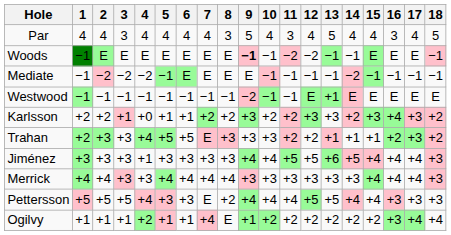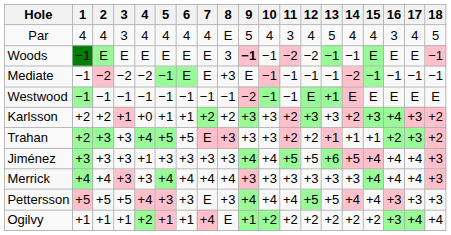(228, 35) 3 -> (228, 35) E
(228, 55) E -> (228, 55) 3
(228, 76) E -> (228, 76) +3
(270, 117) +2 -> (270, 117) +3
(228, 199) +2 -> (228, 199) +3
